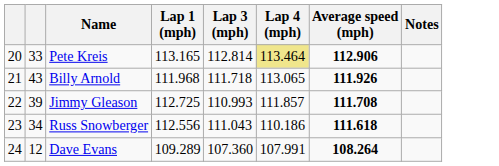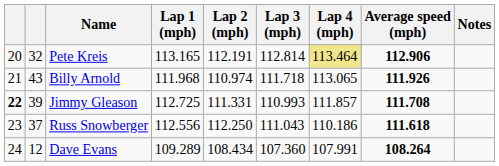+ column: (230, 24)
(36, 56) 33 -> (36, 56) 32
(15, 103) normal -> (15, 103) bold
(36, 126) 34 -> (36, 126) 37
